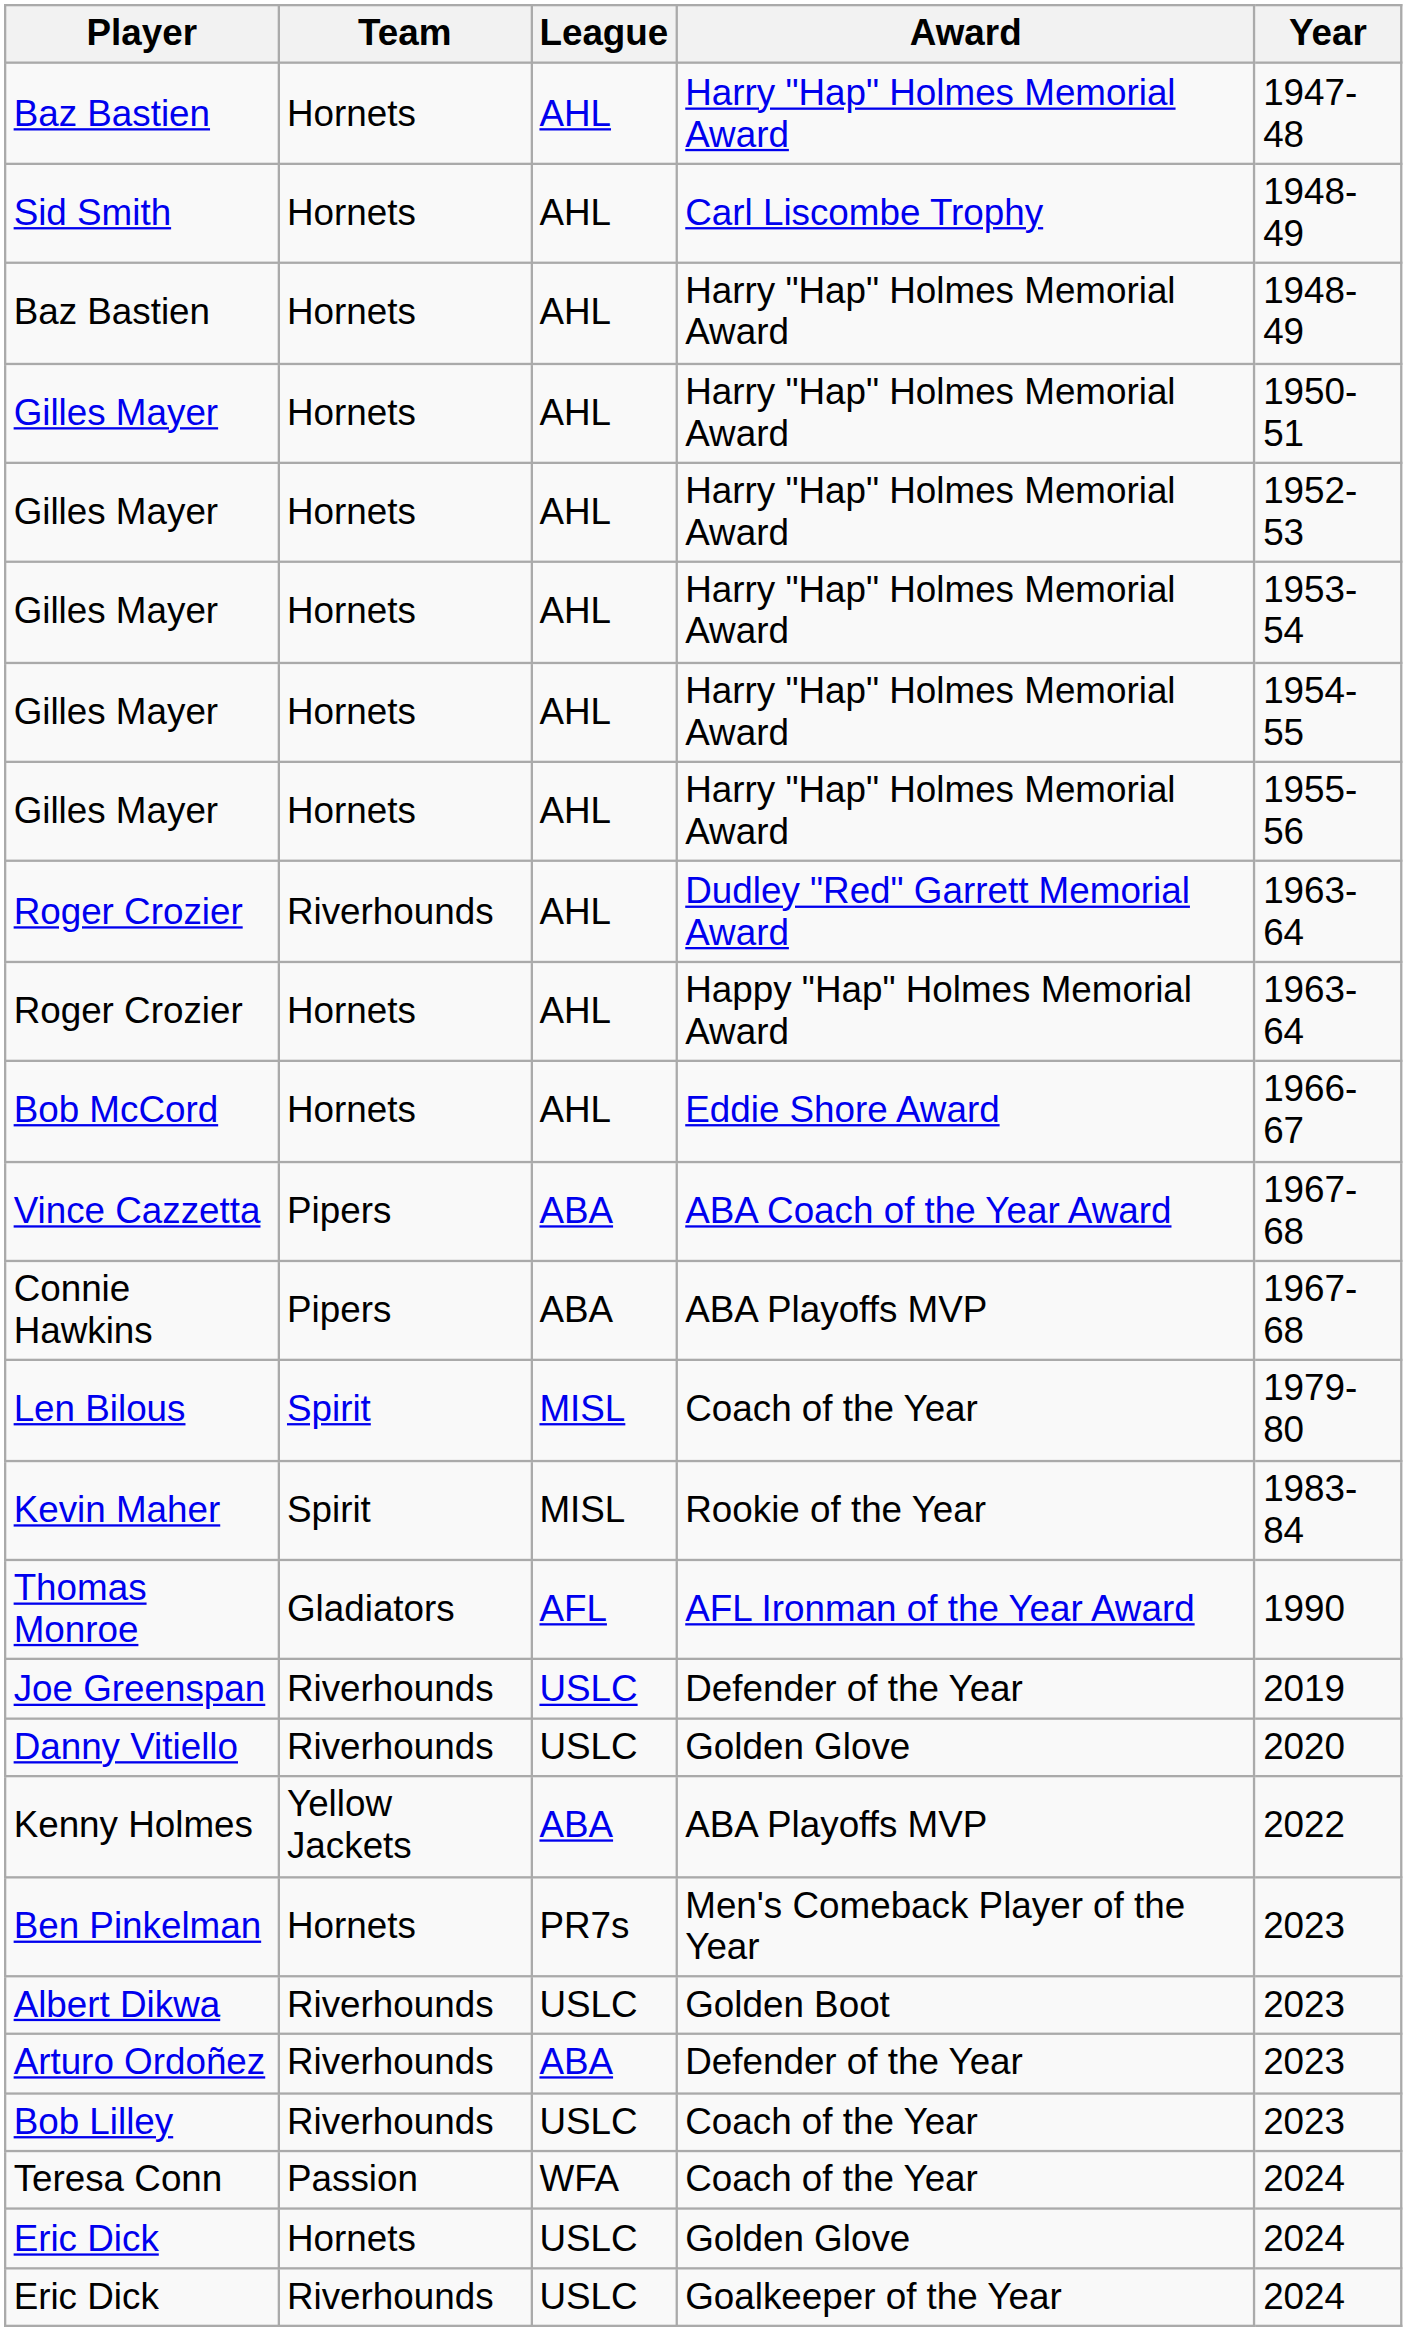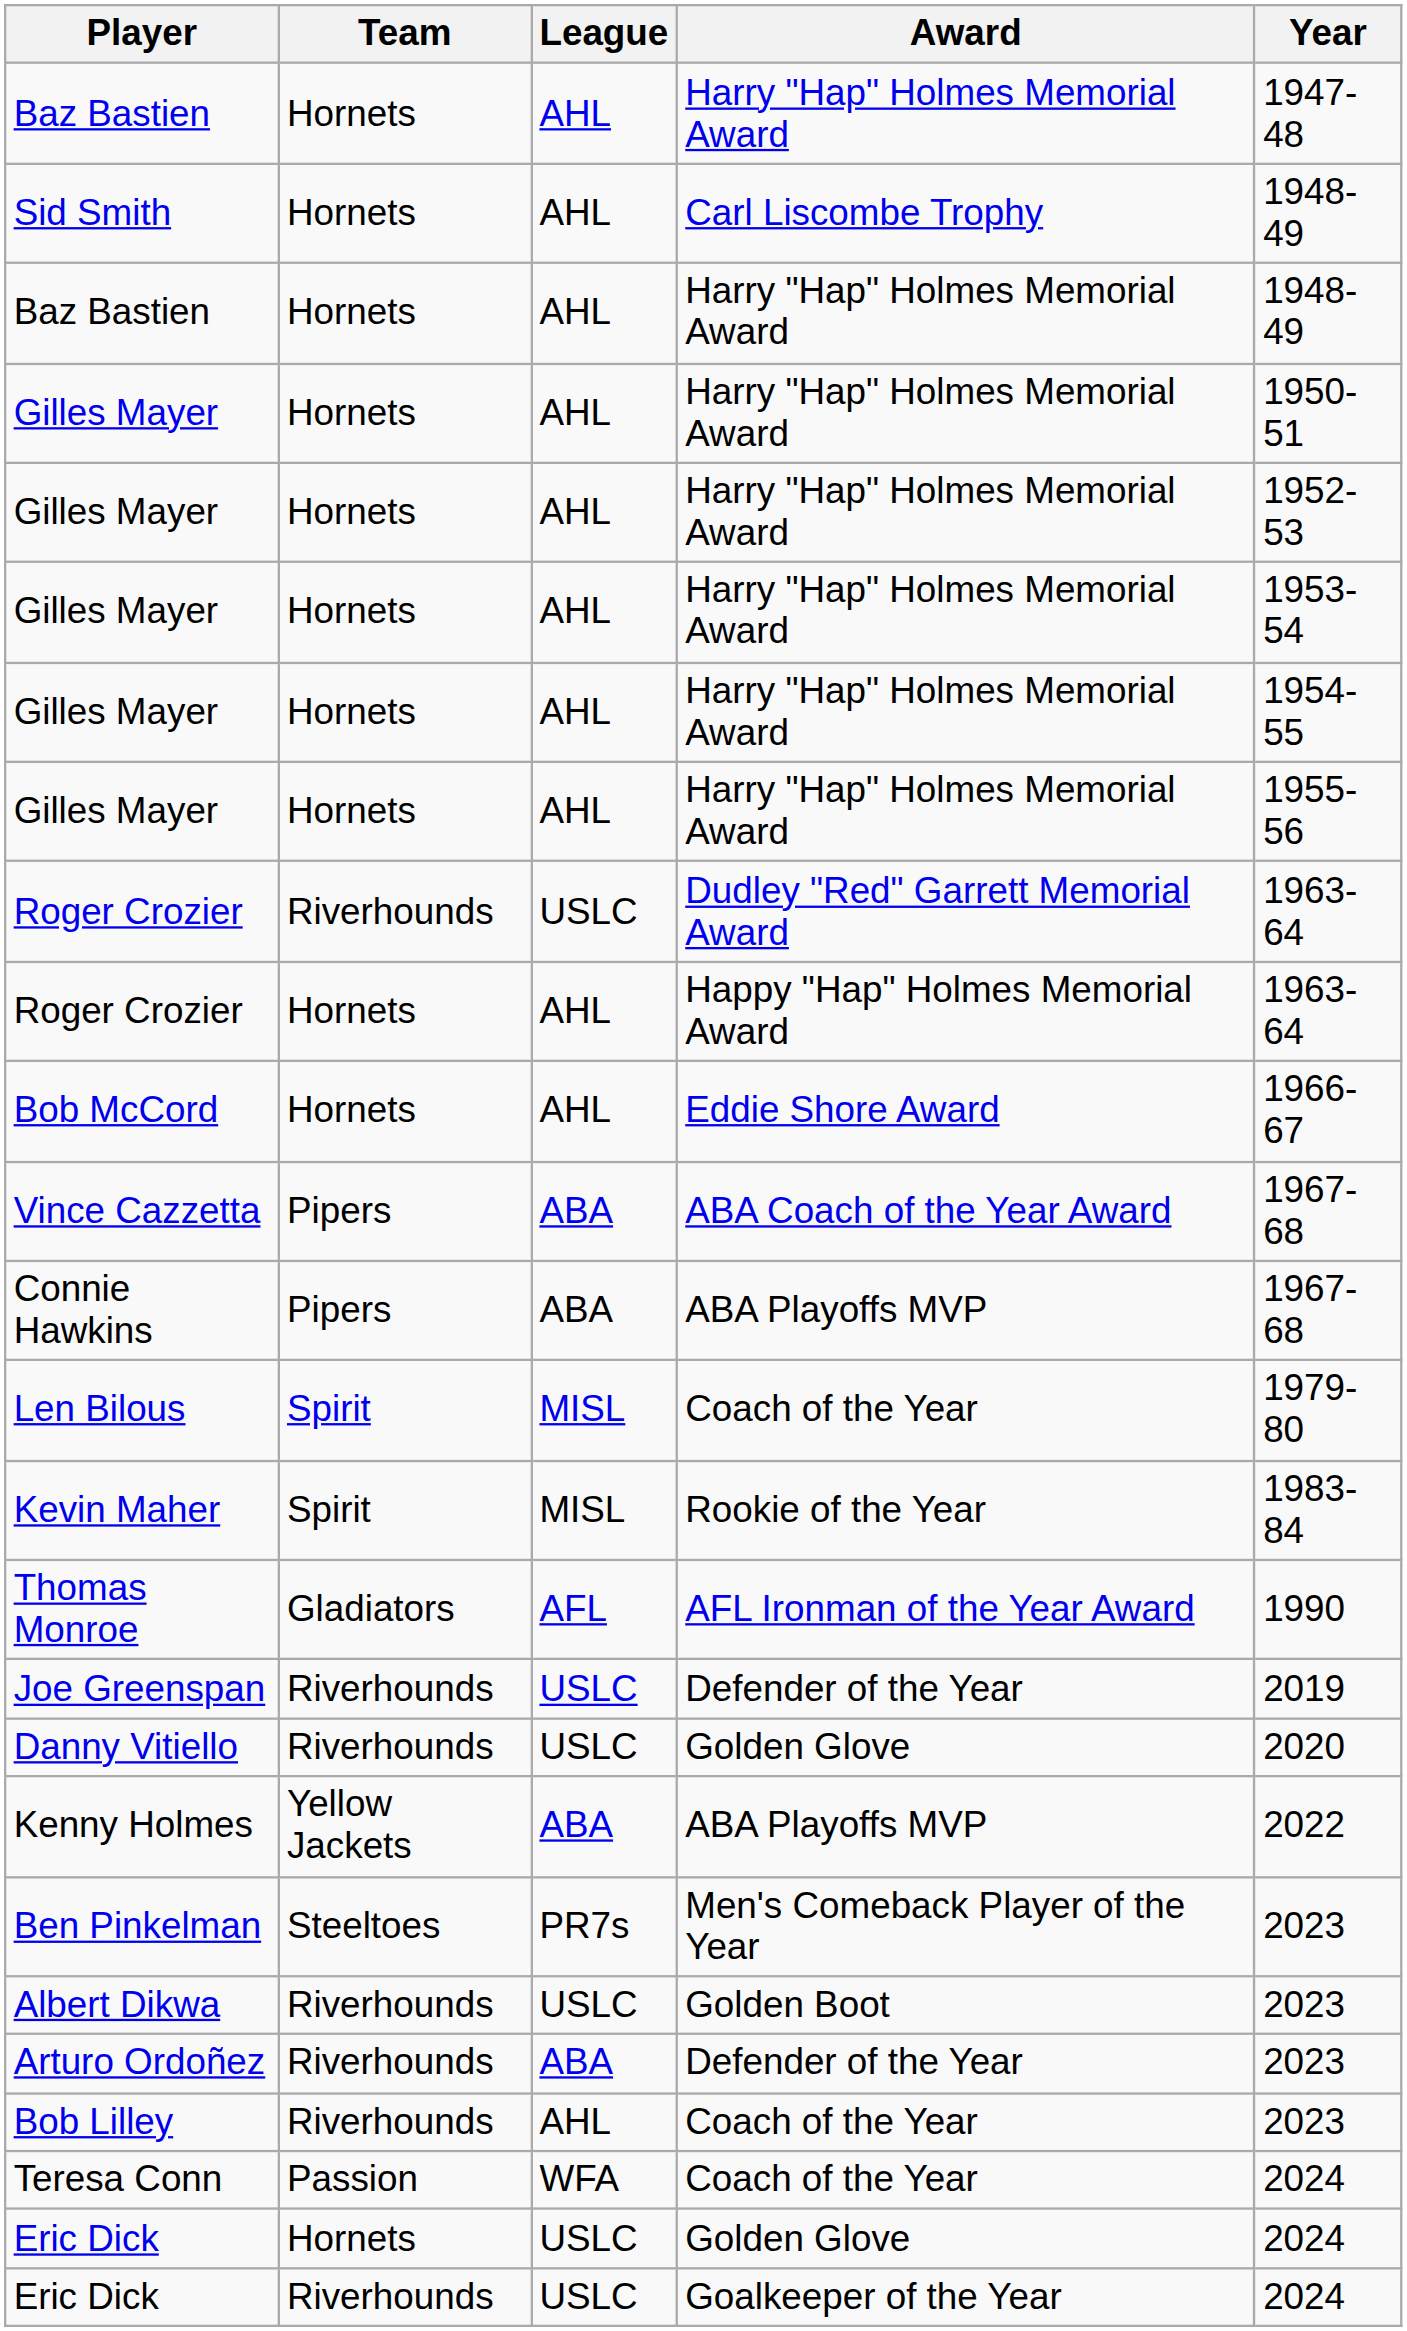(575, 910) AHL -> (589, 910) USLC
(351, 1925) Hornets -> (364, 1925) Steeltoes
(589, 2121) USLC -> (575, 2121) AHL
